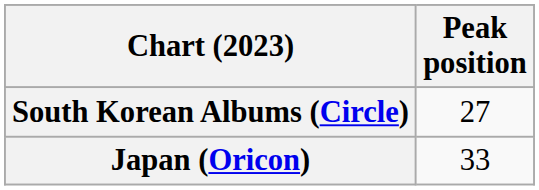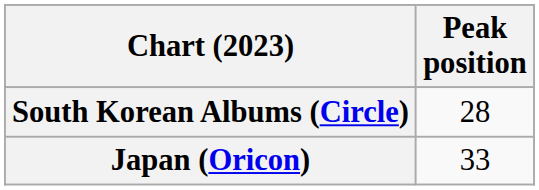(475, 111) 27 -> (475, 111) 28
